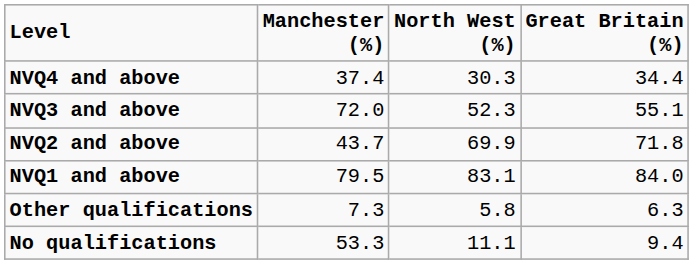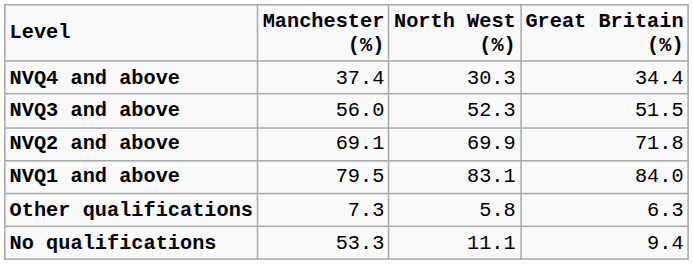(360, 111) 72.0 -> (360, 111) 56.0
(659, 111) 55.1 -> (659, 111) 51.5
(360, 144) 43.7 -> (360, 144) 69.1
